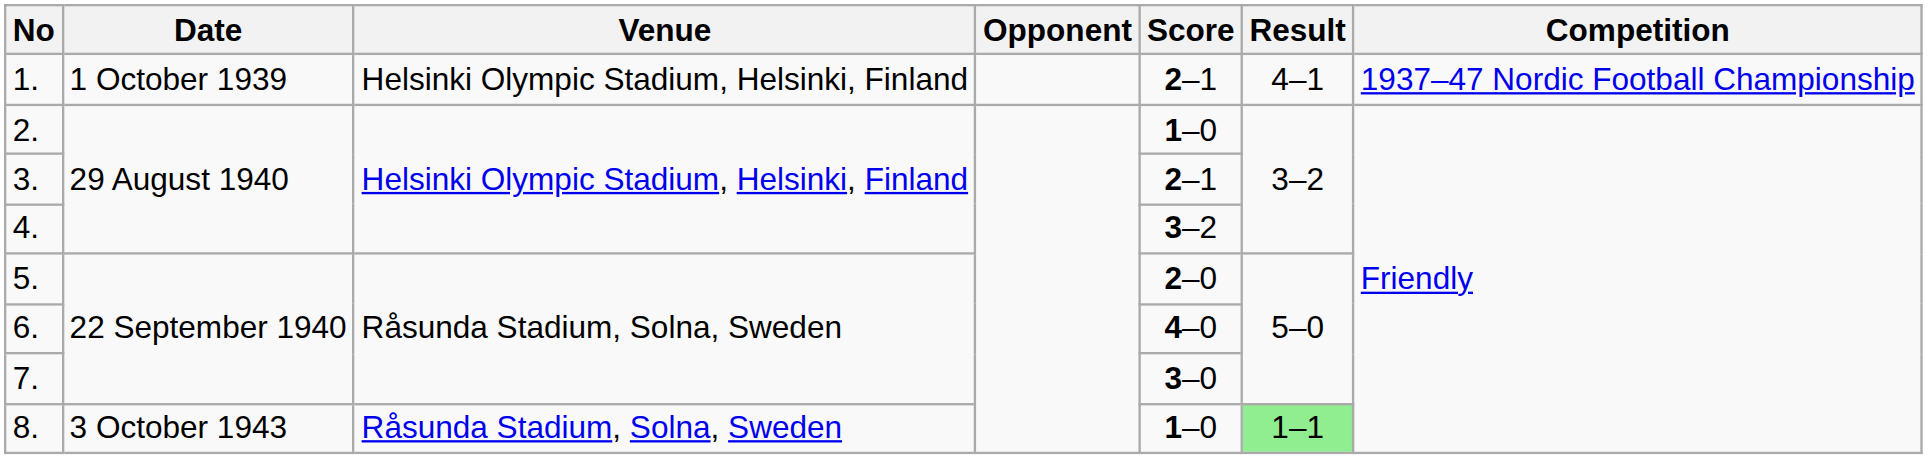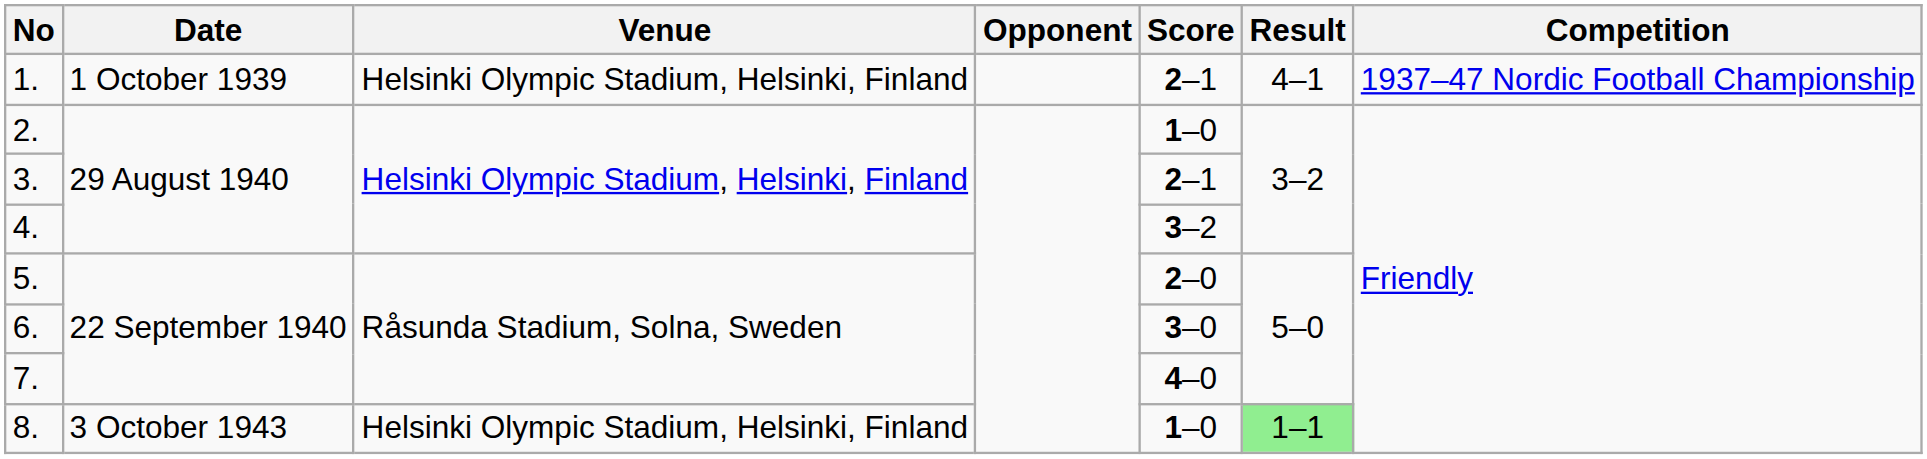(1191, 328) 4–0 -> (1191, 328) 3–0
(1191, 378) 3–0 -> (1191, 378) 4–0
(602, 428) Råsunda Stadium, Solna, Sweden -> (665, 428) Helsinki Olympic Stadium, Helsinki, Finland
